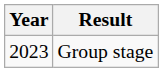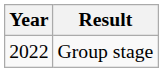(29, 51) 2023 -> (29, 51) 2022
